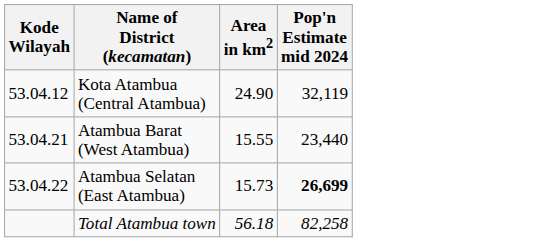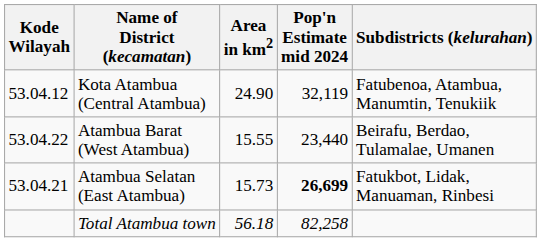+ column: (444, 37)
(38, 139) 53.04.21 -> (38, 139) 53.04.22
(38, 186) 53.04.22 -> (38, 186) 53.04.21
